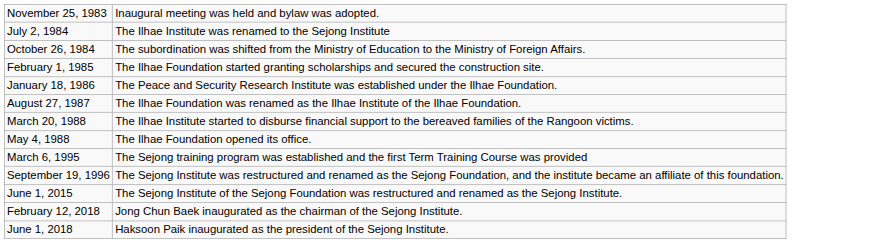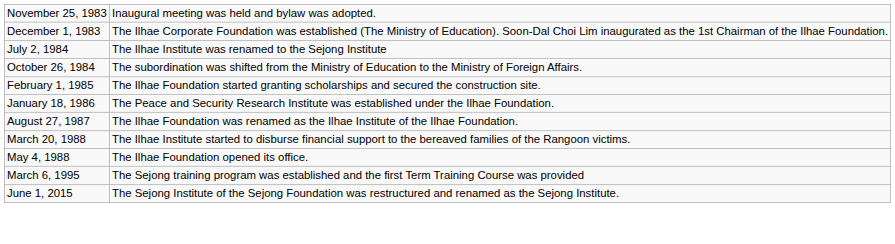+ row: (54, 31)
- row: (58, 175)
- row: (53, 211)
- row: (40, 229)
